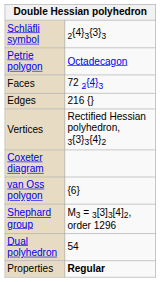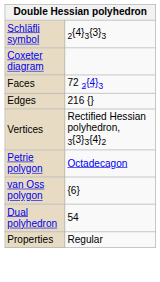rows swapped: (25, 163) <-> (25, 61)
- row: (29, 219)
(86, 269) bold -> (85, 239) normal
